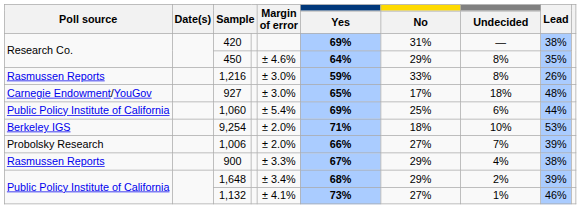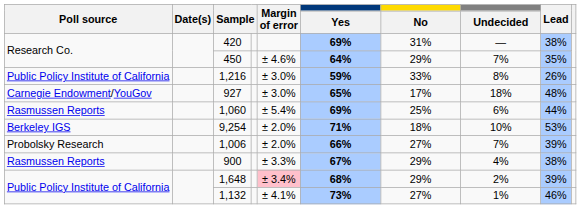(501, 59) 8% -> (501, 59) 7%
(56, 76) Rasmussen Reports -> (88, 76) Public Policy Institute of California
(88, 111) Public Policy Institute of California -> (56, 111) Rasmussen Reports
(279, 179) no background -> (279, 179) pink background
